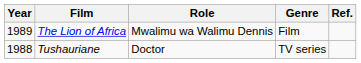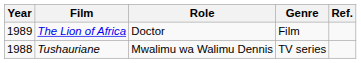(202, 31) Mwalimu wa Walimu Dennis -> (148, 31) Doctor
(148, 49) Doctor -> (202, 49) Mwalimu wa Walimu Dennis
